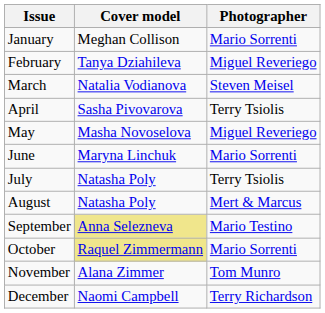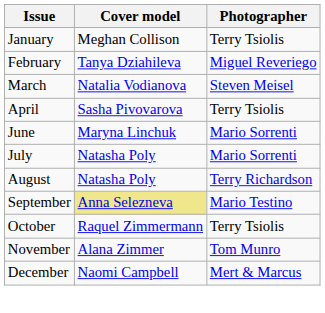(253, 39) Mario Sorrenti -> (247, 39) Terry Tsiolis
- row: (21, 132)
(247, 179) Terry Tsiolis -> (253, 156) Mario Sorrenti
(256, 202) Mert & Marcus -> (261, 179) Terry Richardson
(140, 249) khaki background -> (140, 226) no background
(253, 249) Mario Sorrenti -> (247, 226) Terry Tsiolis
(261, 296) Terry Richardson -> (256, 272) Mert & Marcus
